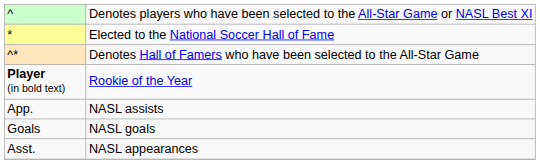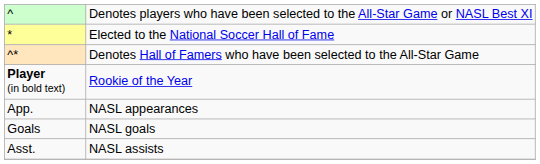(126, 108) NASL assists -> (144, 108) NASL appearances
(144, 149) NASL appearances -> (126, 149) NASL assists
